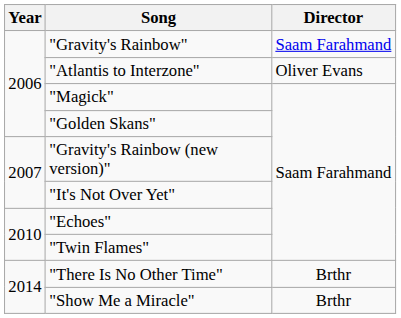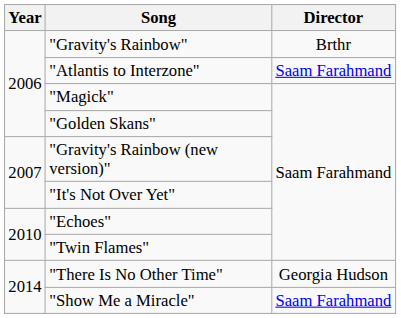(333, 44) Saam Farahmand -> (333, 44) Brthr
(319, 70) Oliver Evans -> (333, 70) Saam Farahmand
(333, 273) Brthr -> (333, 273) Georgia Hudson
(333, 300) Brthr -> (333, 300) Saam Farahmand
